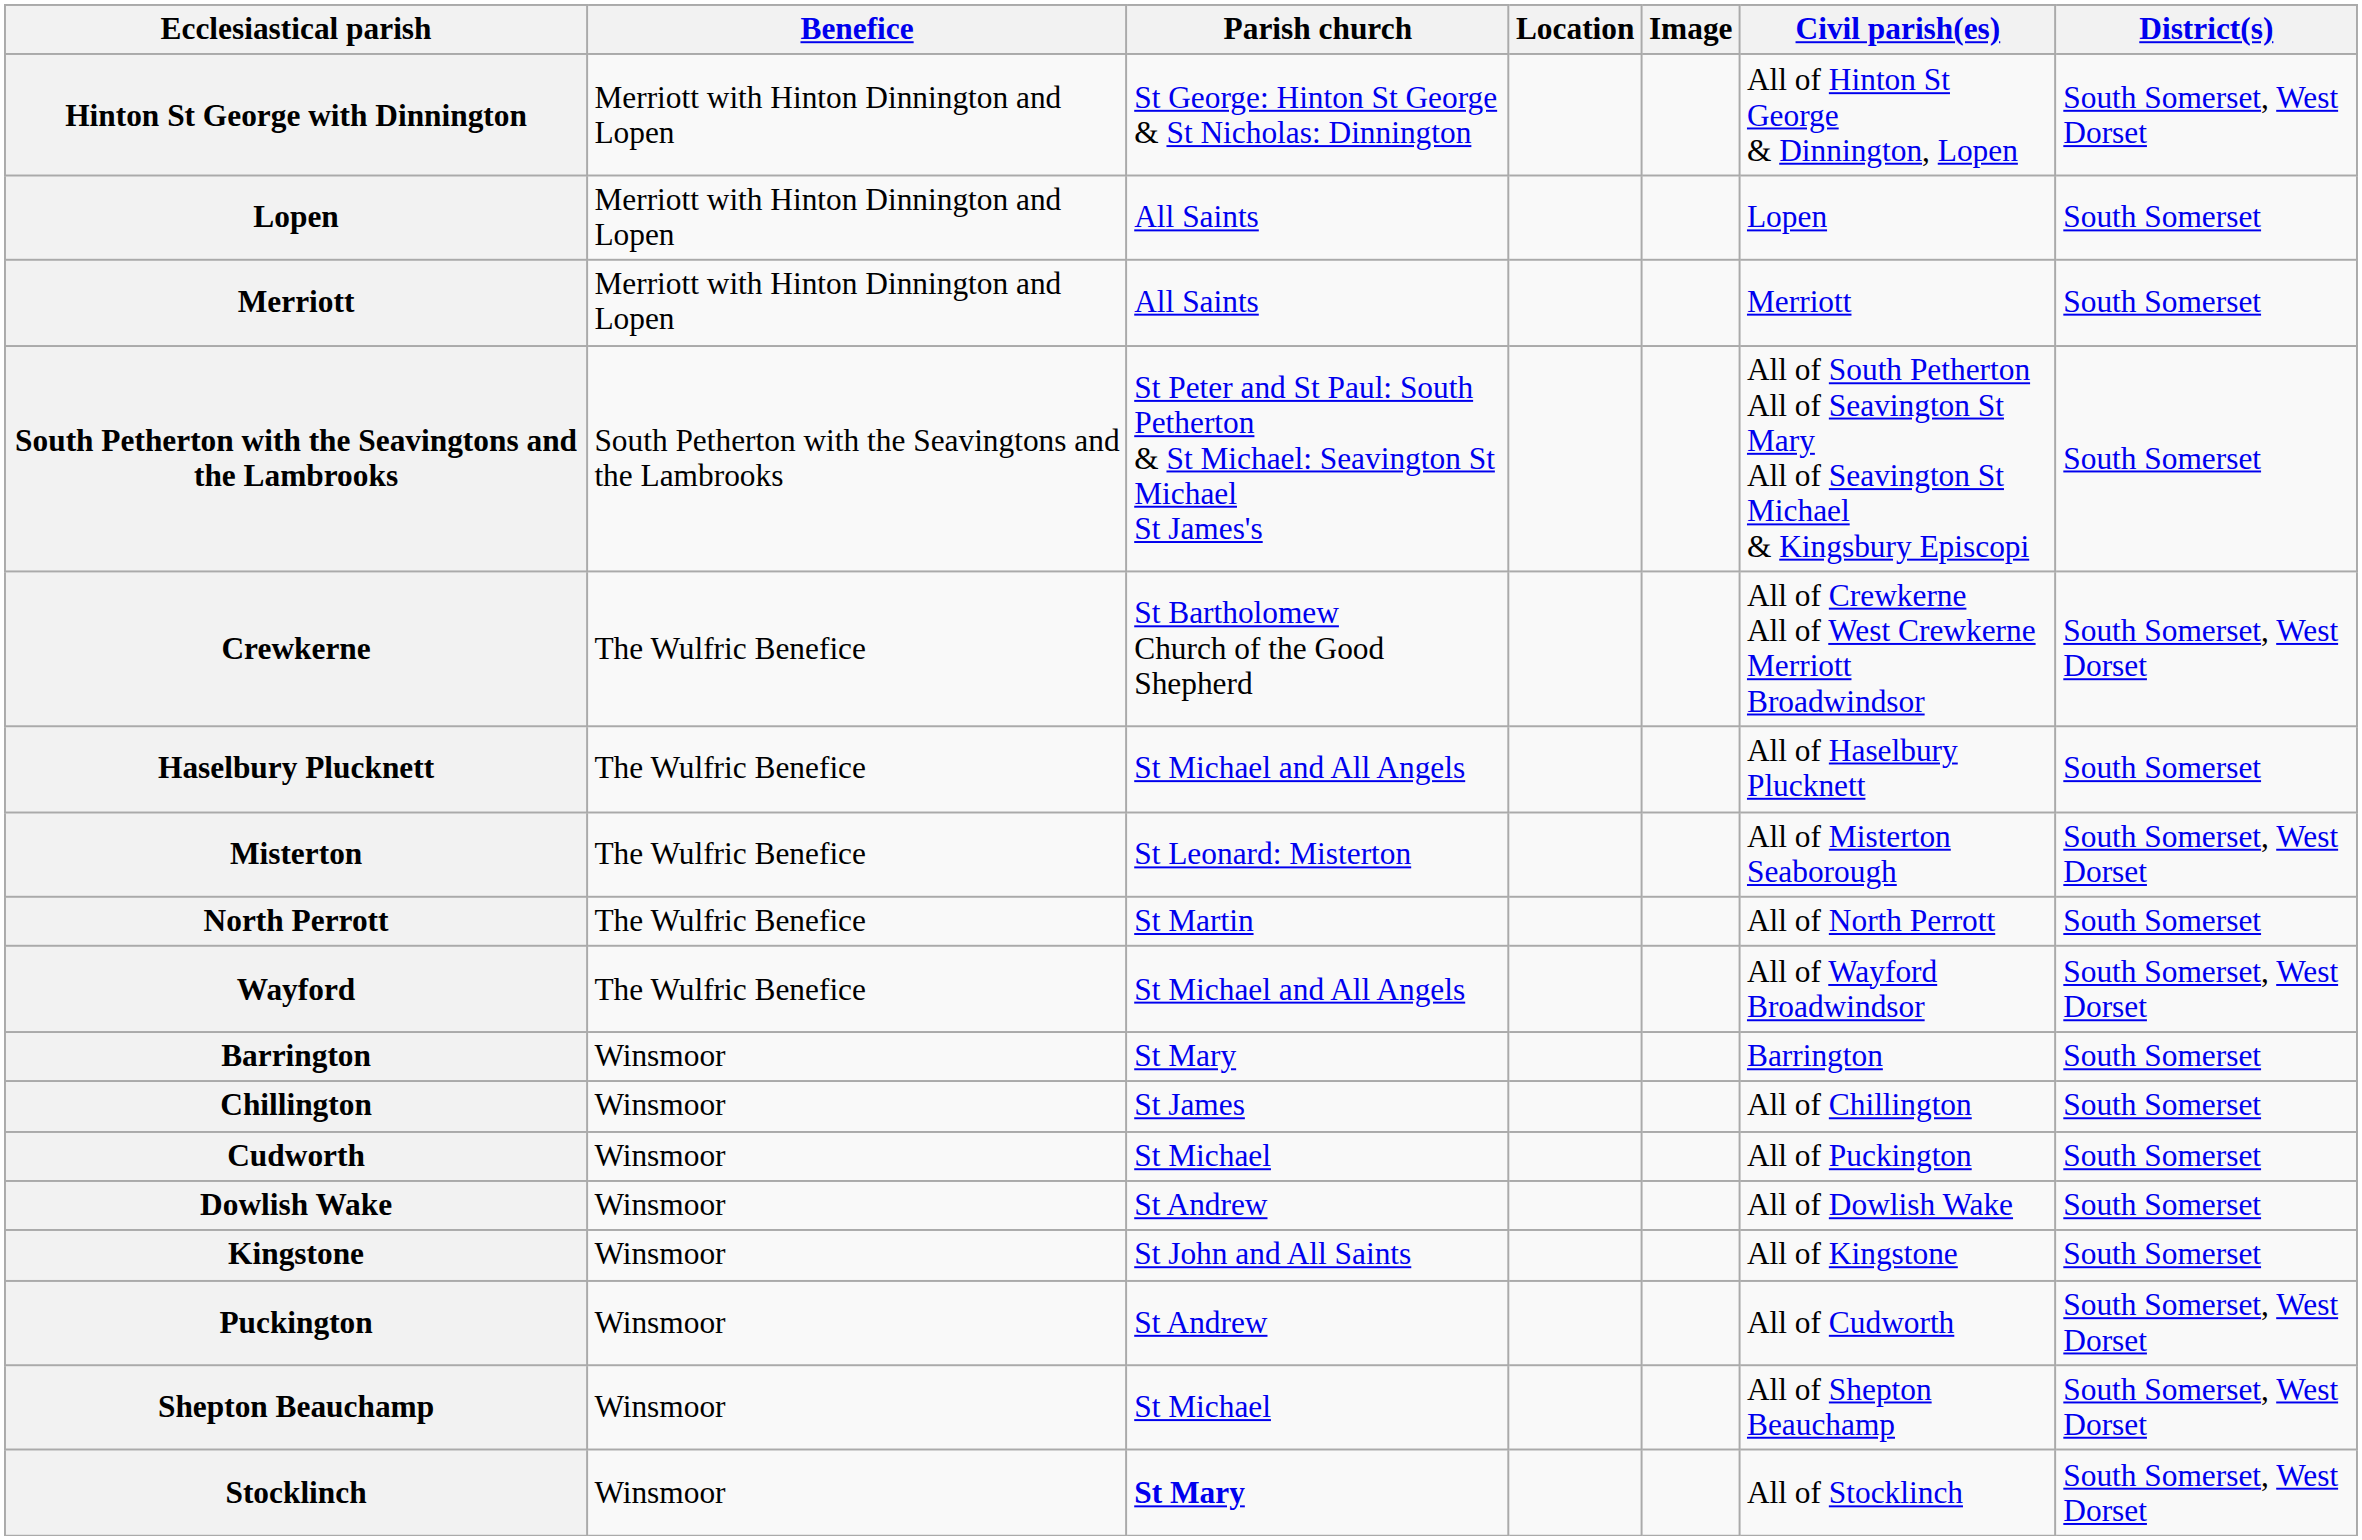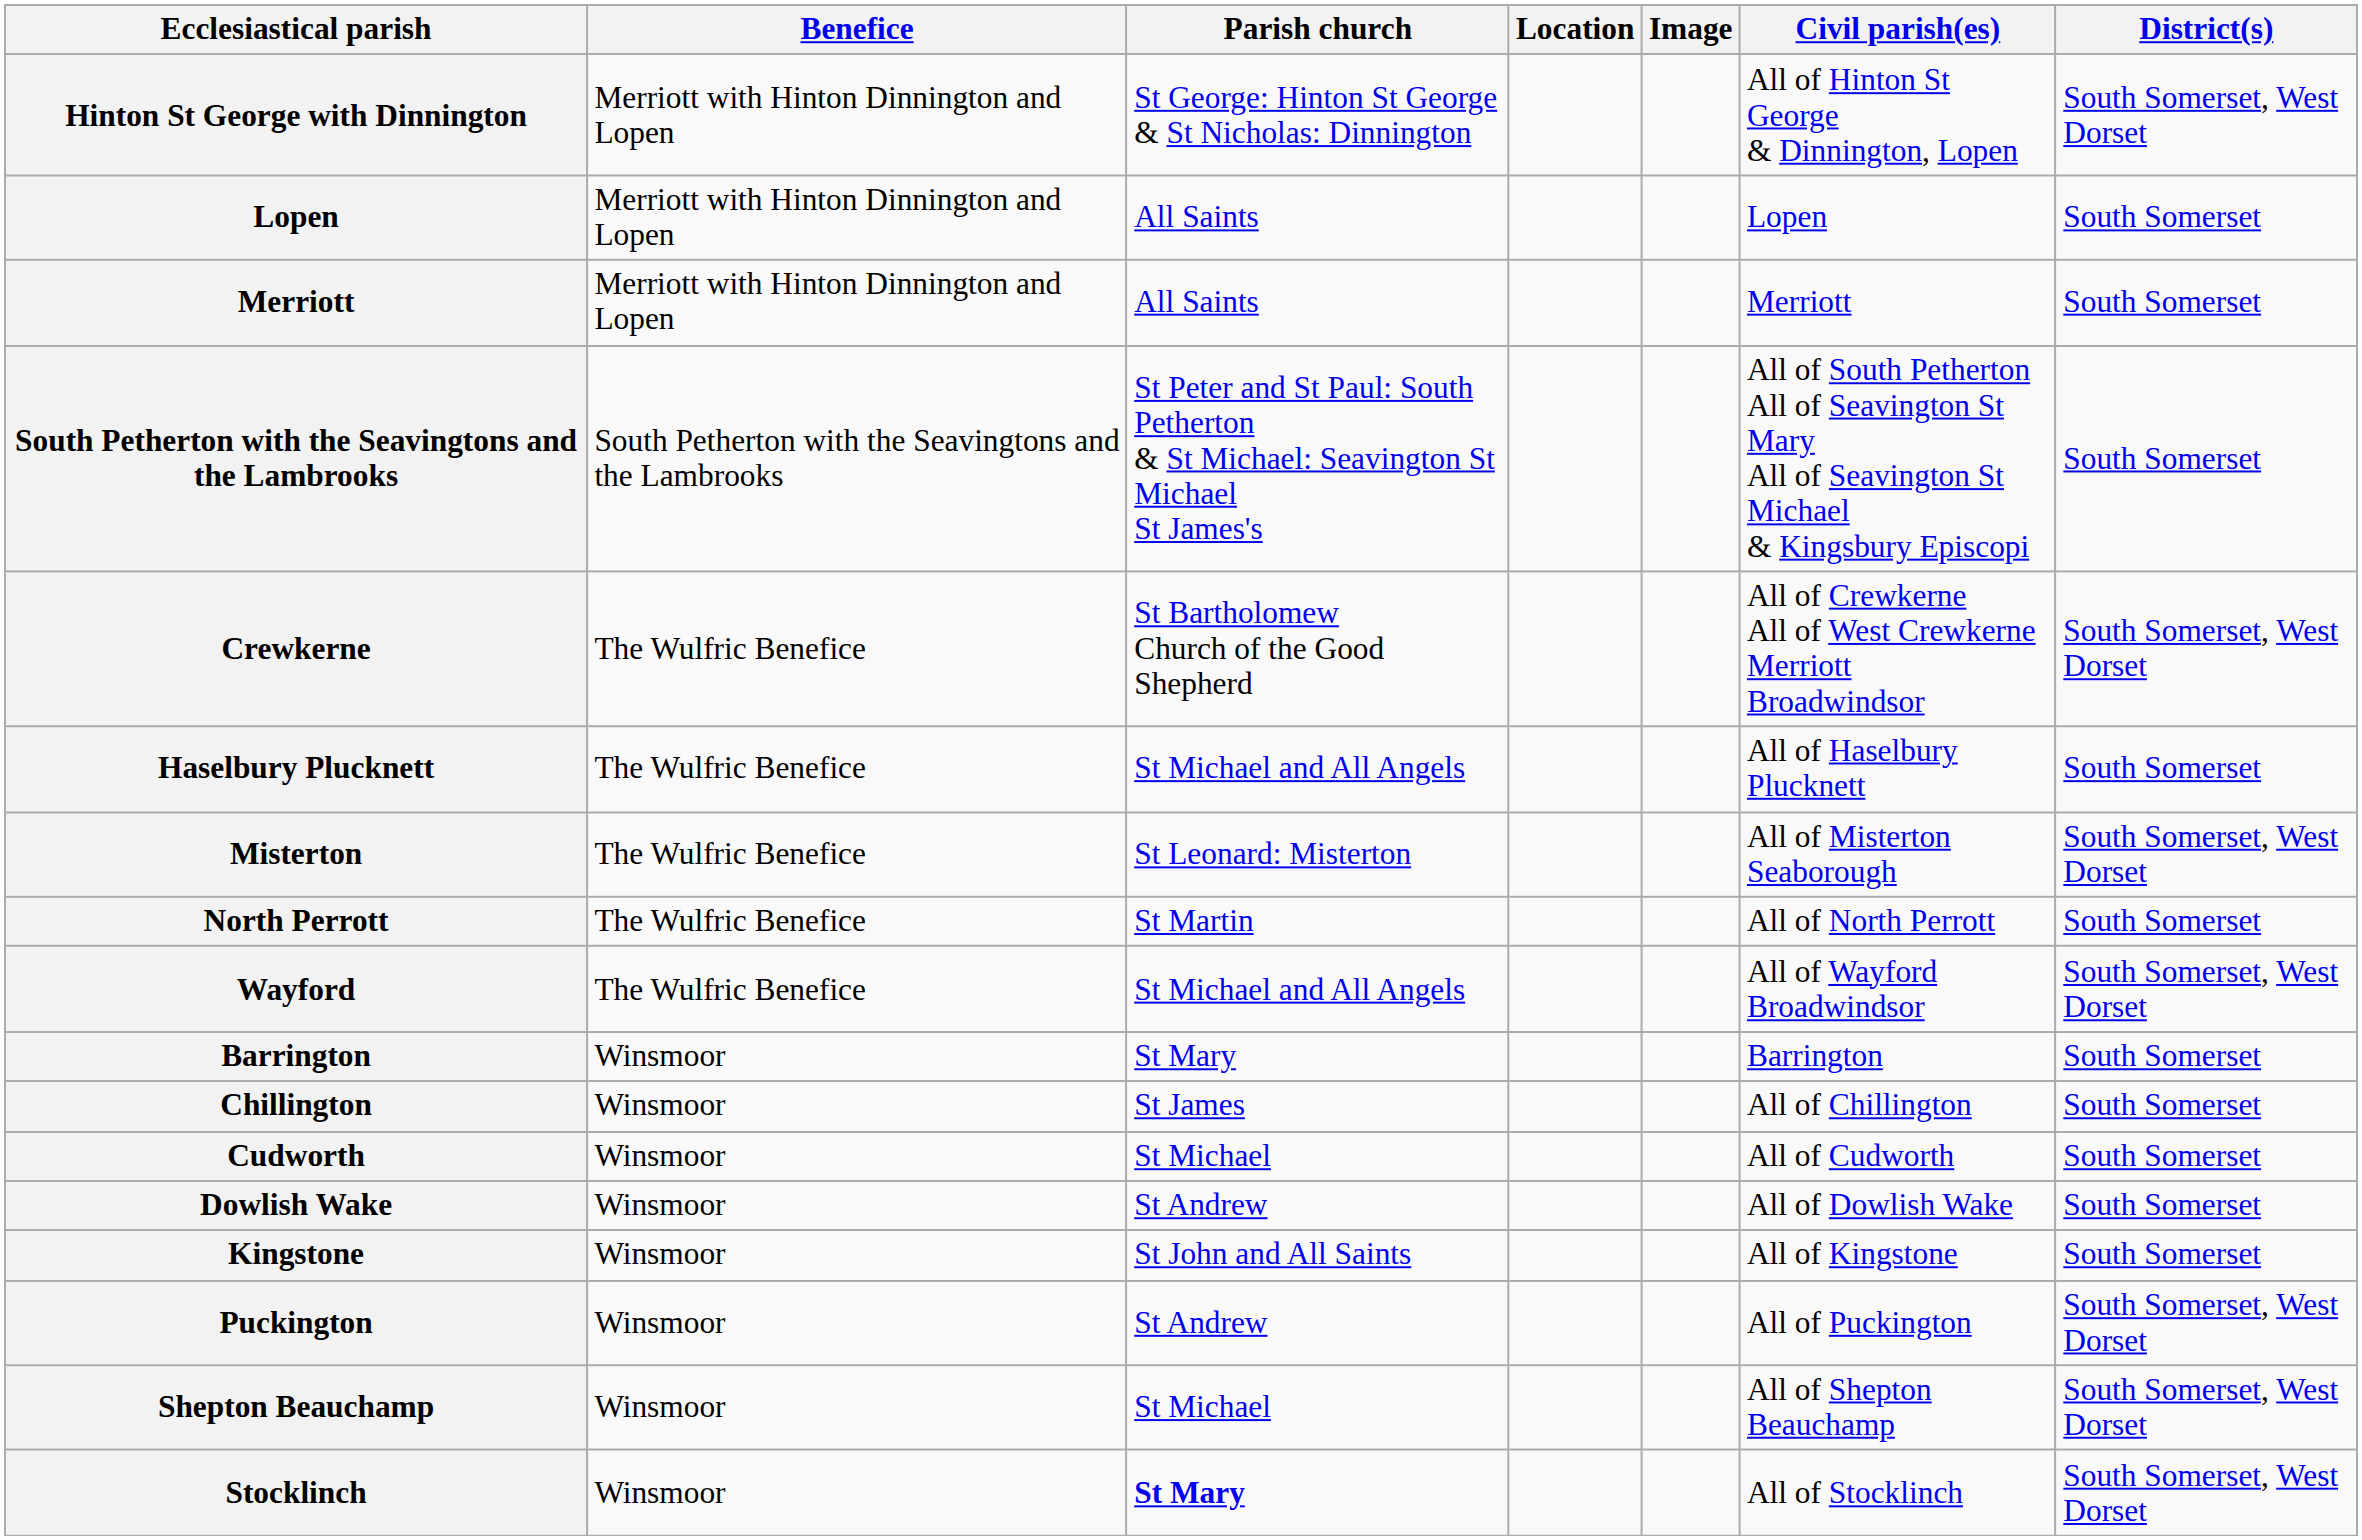(1859, 1155) All of Puckington -> (1851, 1155) All of Cudworth
(1851, 1322) All of Cudworth -> (1859, 1322) All of Puckington
